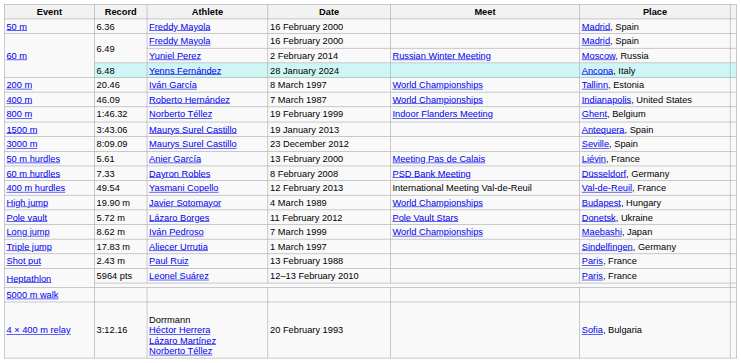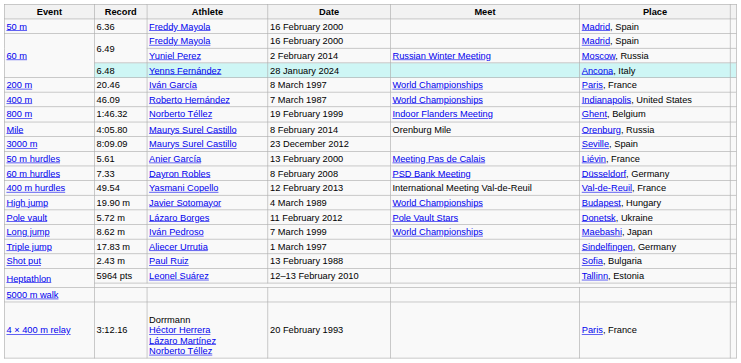(613, 85) Tallinn, Estonia -> (609, 85) Paris, France
- row: (22, 129)
+ row: (15, 129)
(609, 261) Paris, France -> (612, 261) Sofia, Bulgaria
(609, 276) Paris, France -> (613, 276) Tallinn, Estonia
(612, 330) Sofia, Bulgaria -> (609, 330) Paris, France
